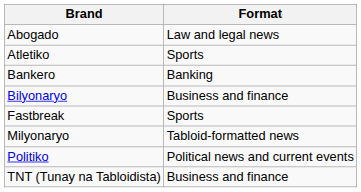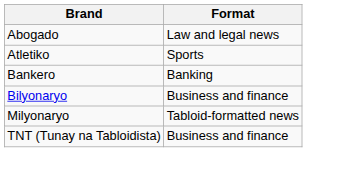- row: (36, 116)
- row: (28, 156)
